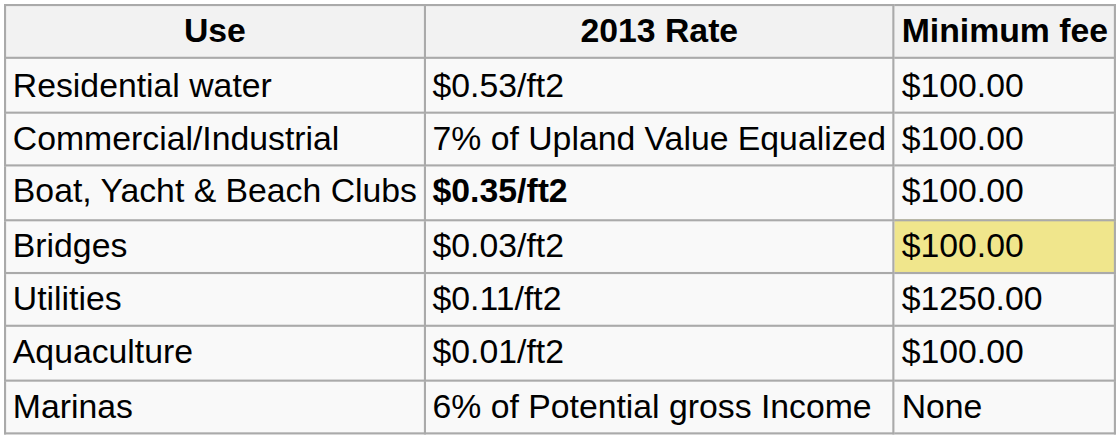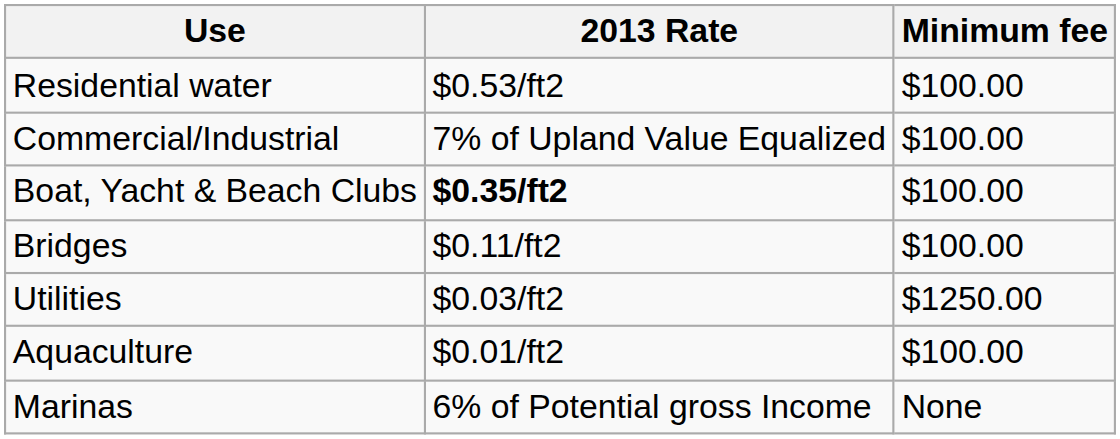(498, 245) $0.03/ft2 -> (497, 245) $0.11/ft2
(963, 245) khaki background -> (963, 245) no background
(497, 298) $0.11/ft2 -> (498, 298) $0.03/ft2
